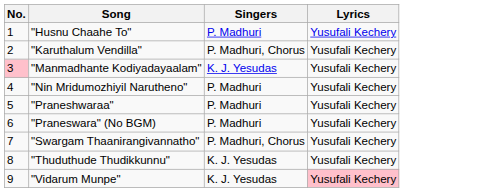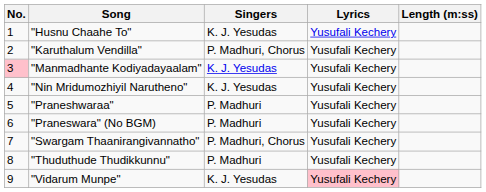+ column: (440, 14)
(234, 32) P. Madhuri -> (242, 32) K. J. Yesudas
(234, 87) P. Madhuri -> (242, 87) K. J. Yesudas
(242, 160) K. J. Yesudas -> (234, 160) P. Madhuri
